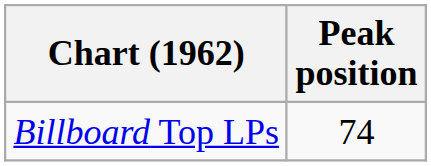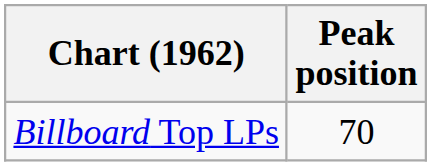(357, 130) 74 -> (357, 130) 70
